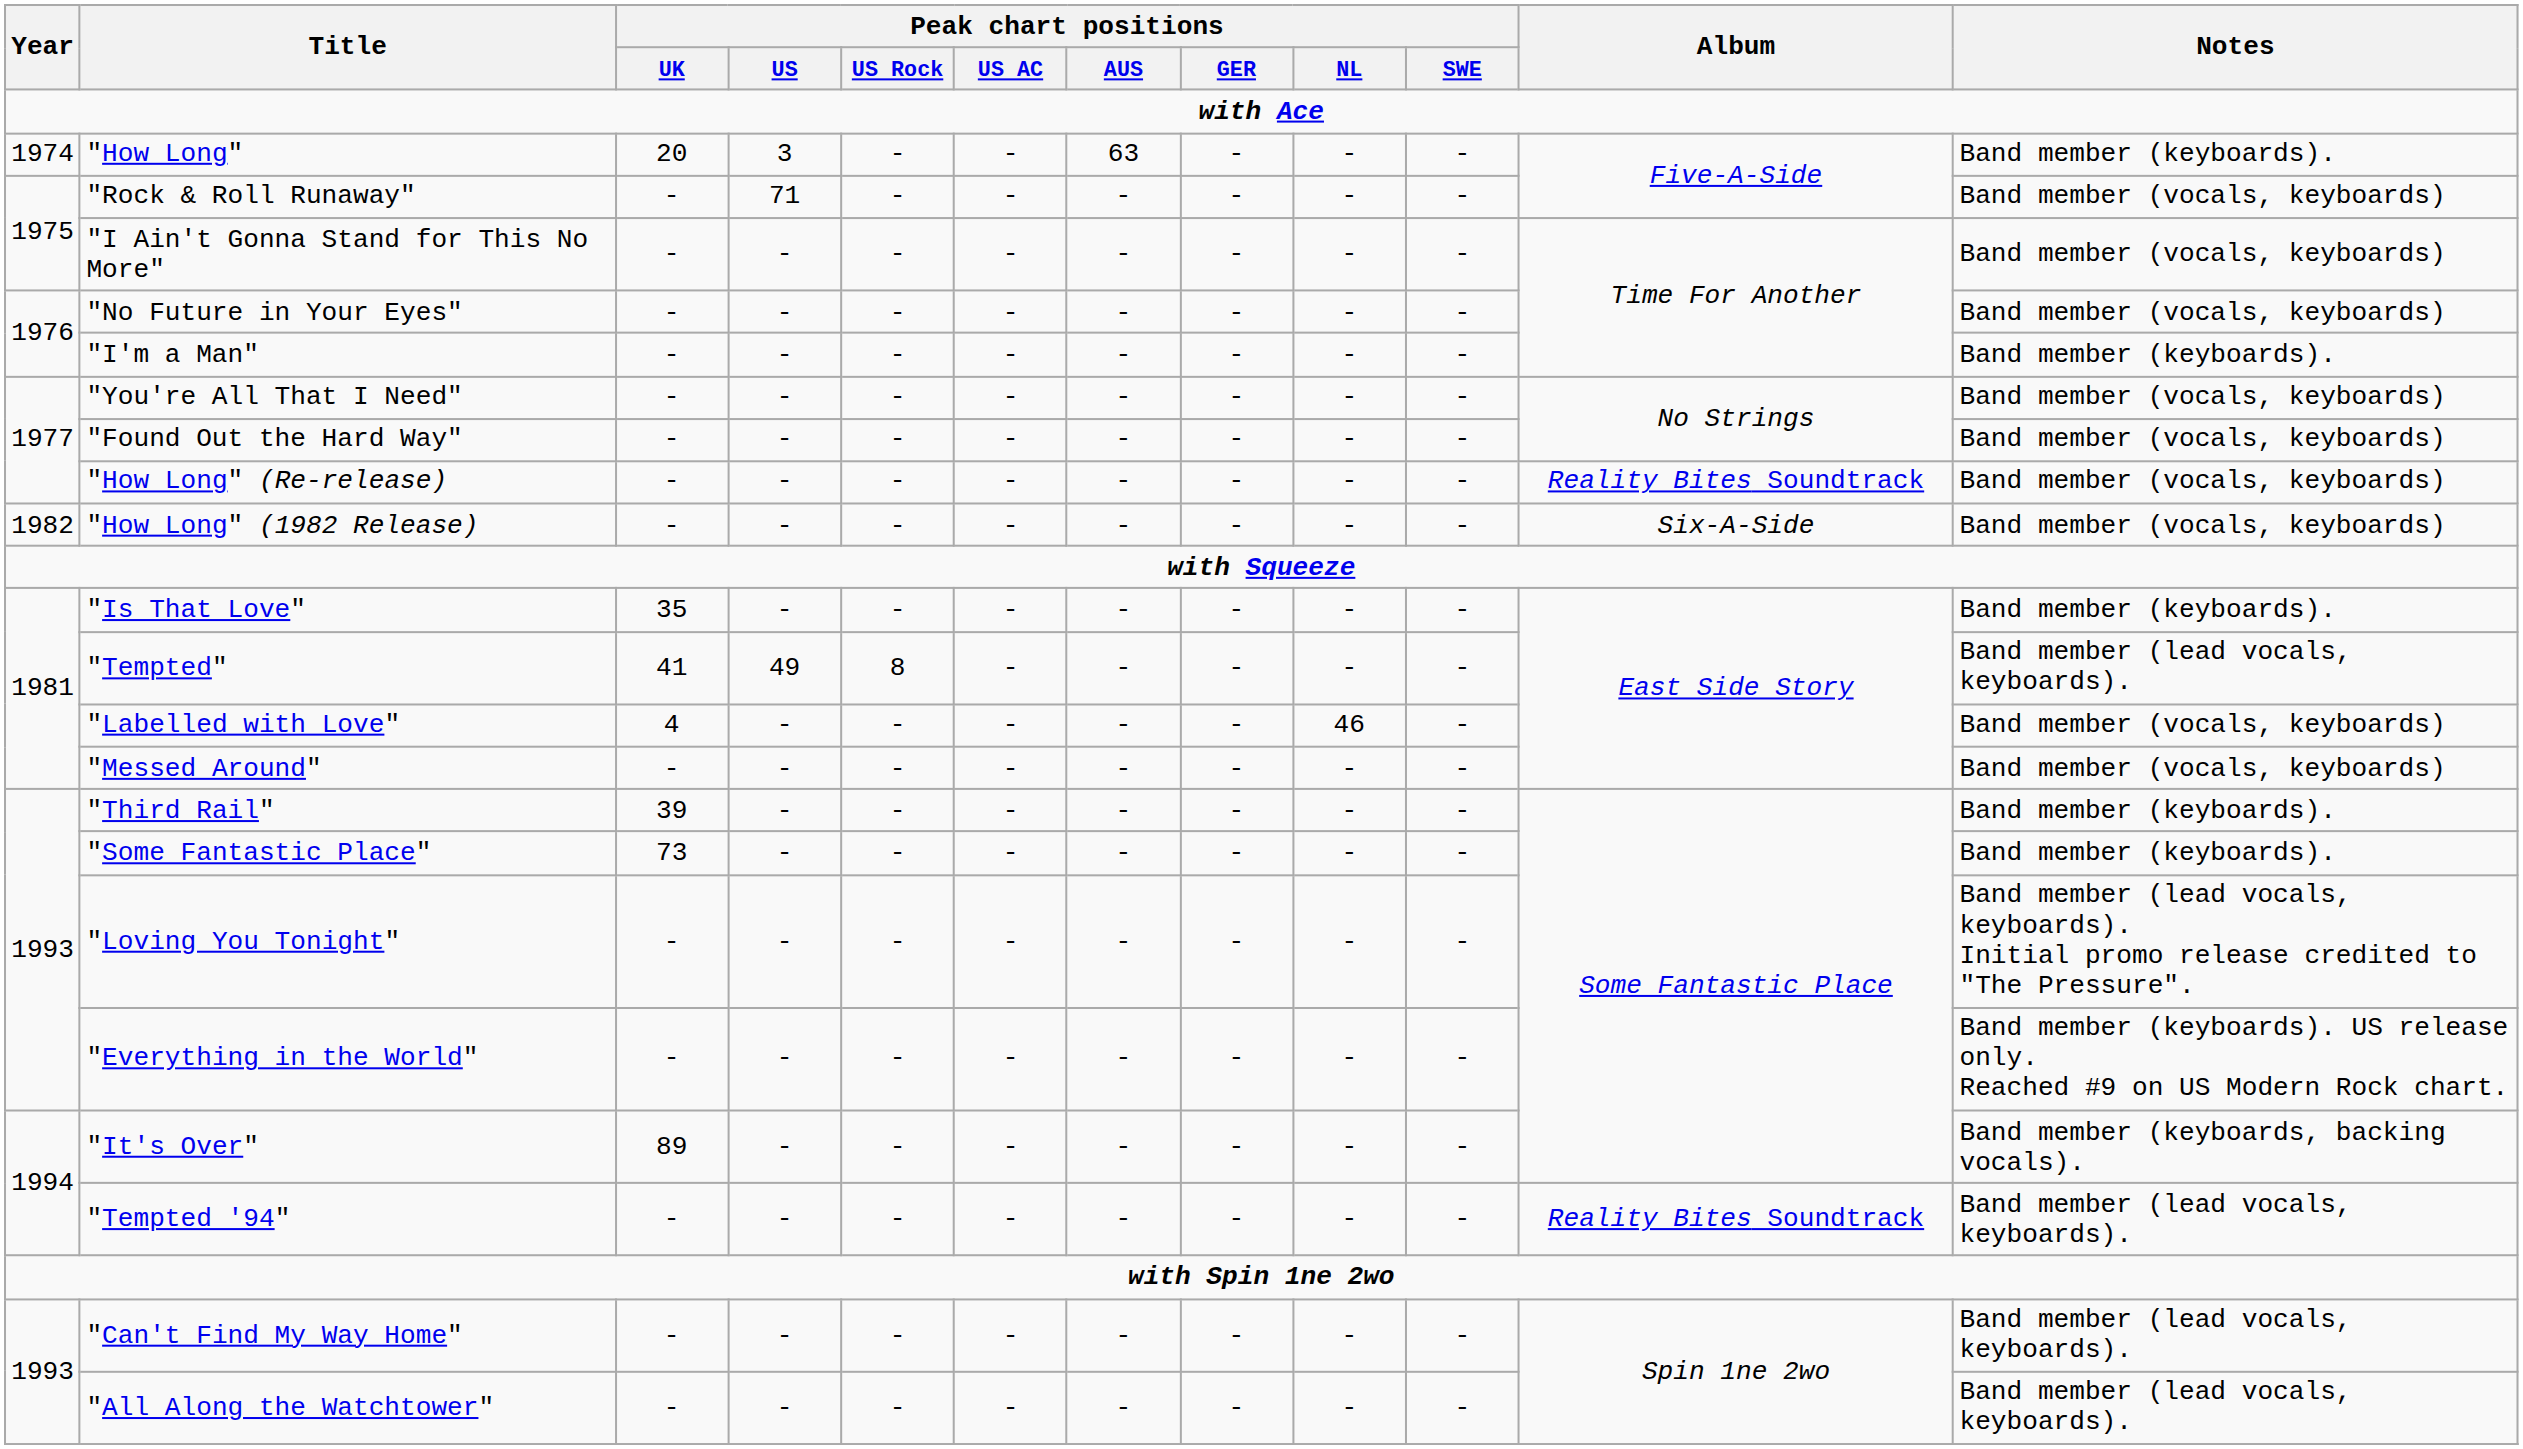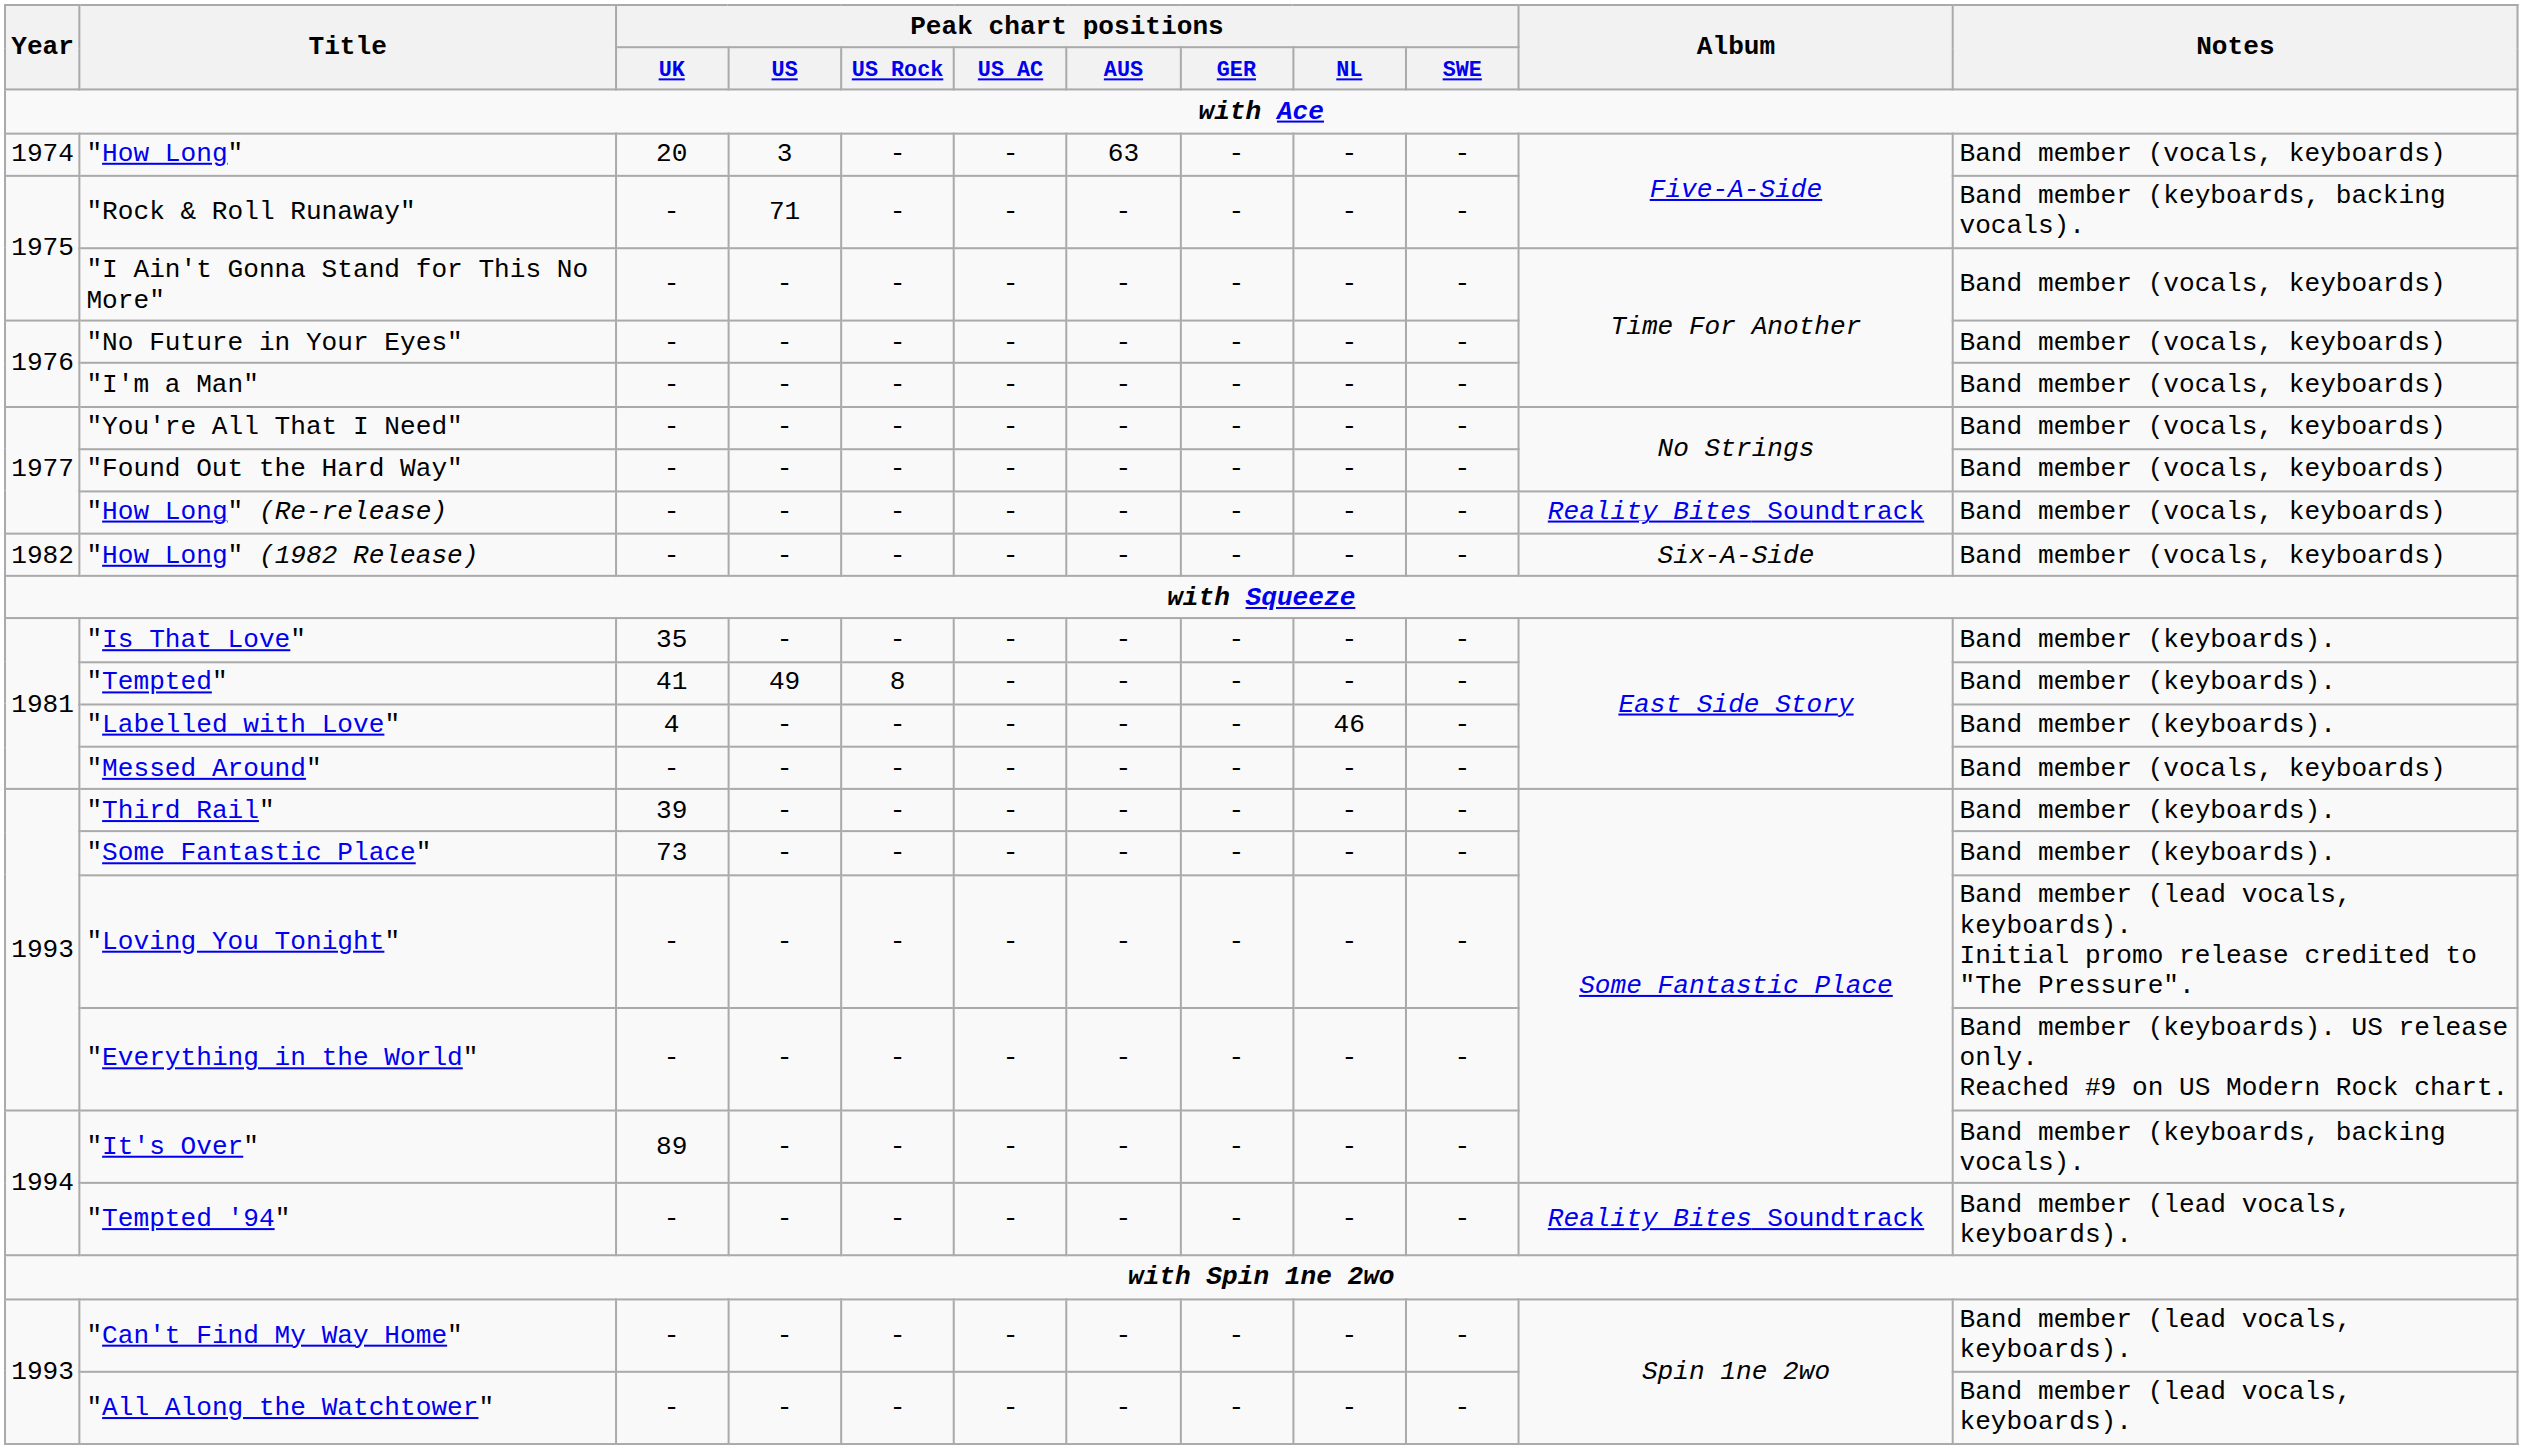(2148, 154) Band member (keyboards). -> (2203, 154) Band member (vocals, keyboards)
(2203, 197) Band member (vocals, keyboards) -> (2203, 212) Band member (keyboards, backing vocals).
(2148, 355) Band member (keyboards). -> (2203, 385) Band member (vocals, keyboards)
(2156, 668) Band member (lead vocals, keyboards). -> (2148, 683) Band member (keyboards).
(2203, 725) Band member (vocals, keyboards) -> (2148, 725) Band member (keyboards).
